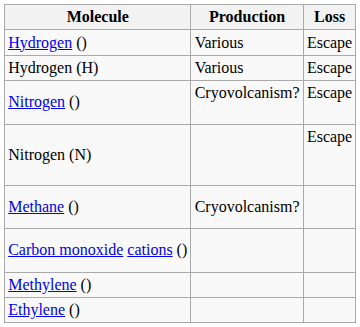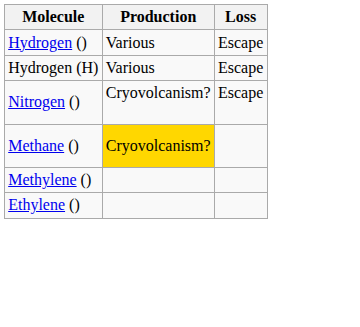- row: (50, 154)
(247, 207) no background -> (158, 145) gold background
- row: (98, 250)
